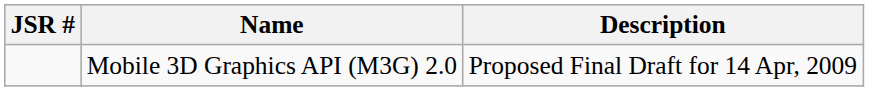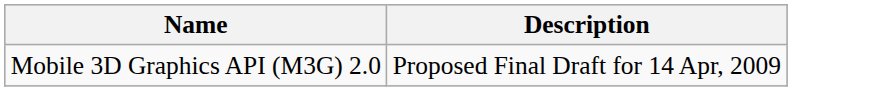- column: (43, 24)
